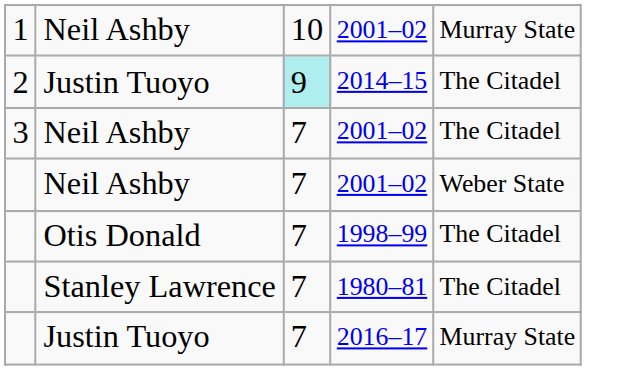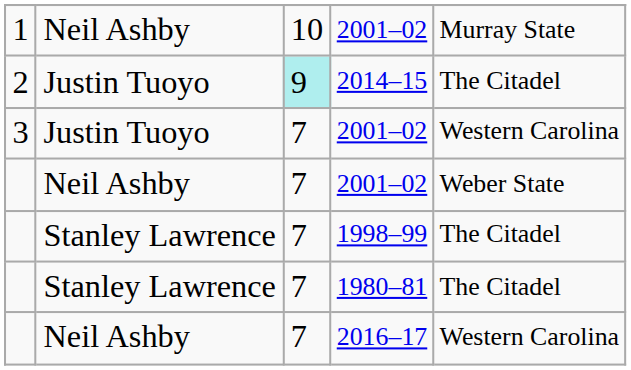(117, 132) Neil Ashby -> (127, 132) Justin Tuoyo
(500, 132) The Citadel -> (529, 132) Western Carolina
(122, 235) Otis Donald -> (160, 235) Stanley Lawrence
(127, 337) Justin Tuoyo -> (117, 337) Neil Ashby
(507, 337) Murray State -> (529, 337) Western Carolina
